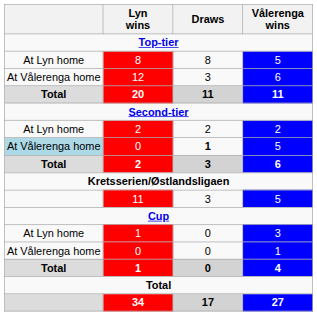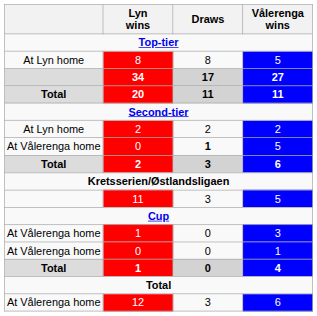rows swapped: (138, 77) <-> (138, 303)
(54, 147) lightblue background -> (54, 147) no background
(54, 233) At Lyn home -> (54, 233) At Vålerenga home
